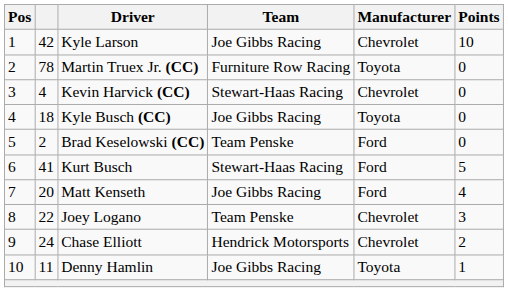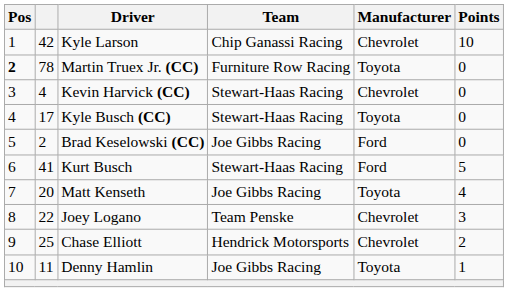(266, 41) Joe Gibbs Racing -> (277, 41) Chip Ganassi Racing
(12, 66) normal -> (12, 66) bold
(46, 116) 18 -> (46, 116) 17
(266, 116) Joe Gibbs Racing -> (277, 116) Stewart-Haas Racing
(253, 141) Team Penske -> (266, 141) Joe Gibbs Racing
(372, 191) Ford -> (379, 191) Toyota
(46, 241) 24 -> (46, 241) 25
